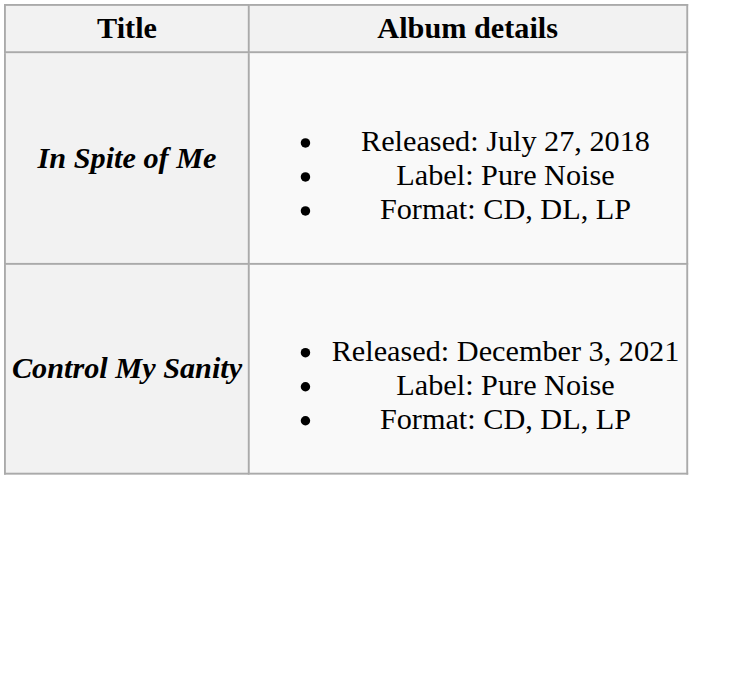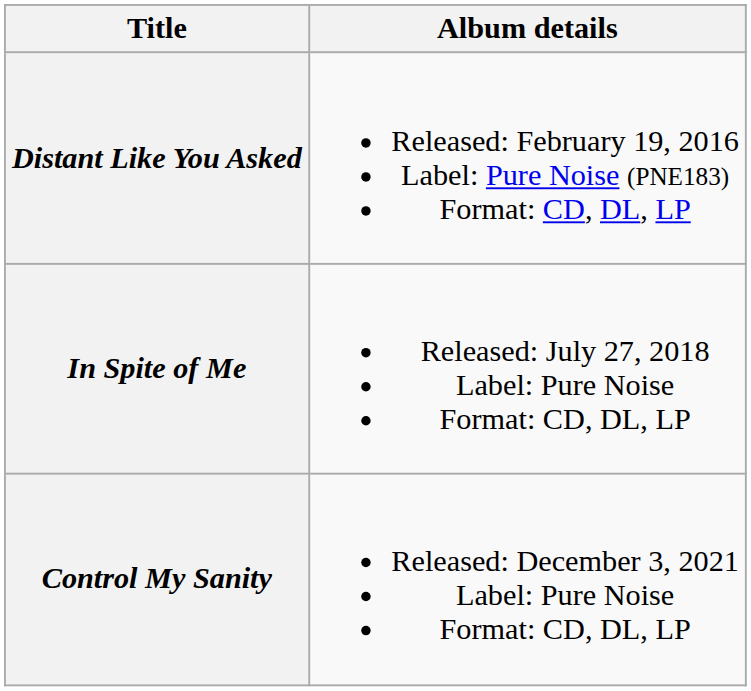+ row: (157, 157)
